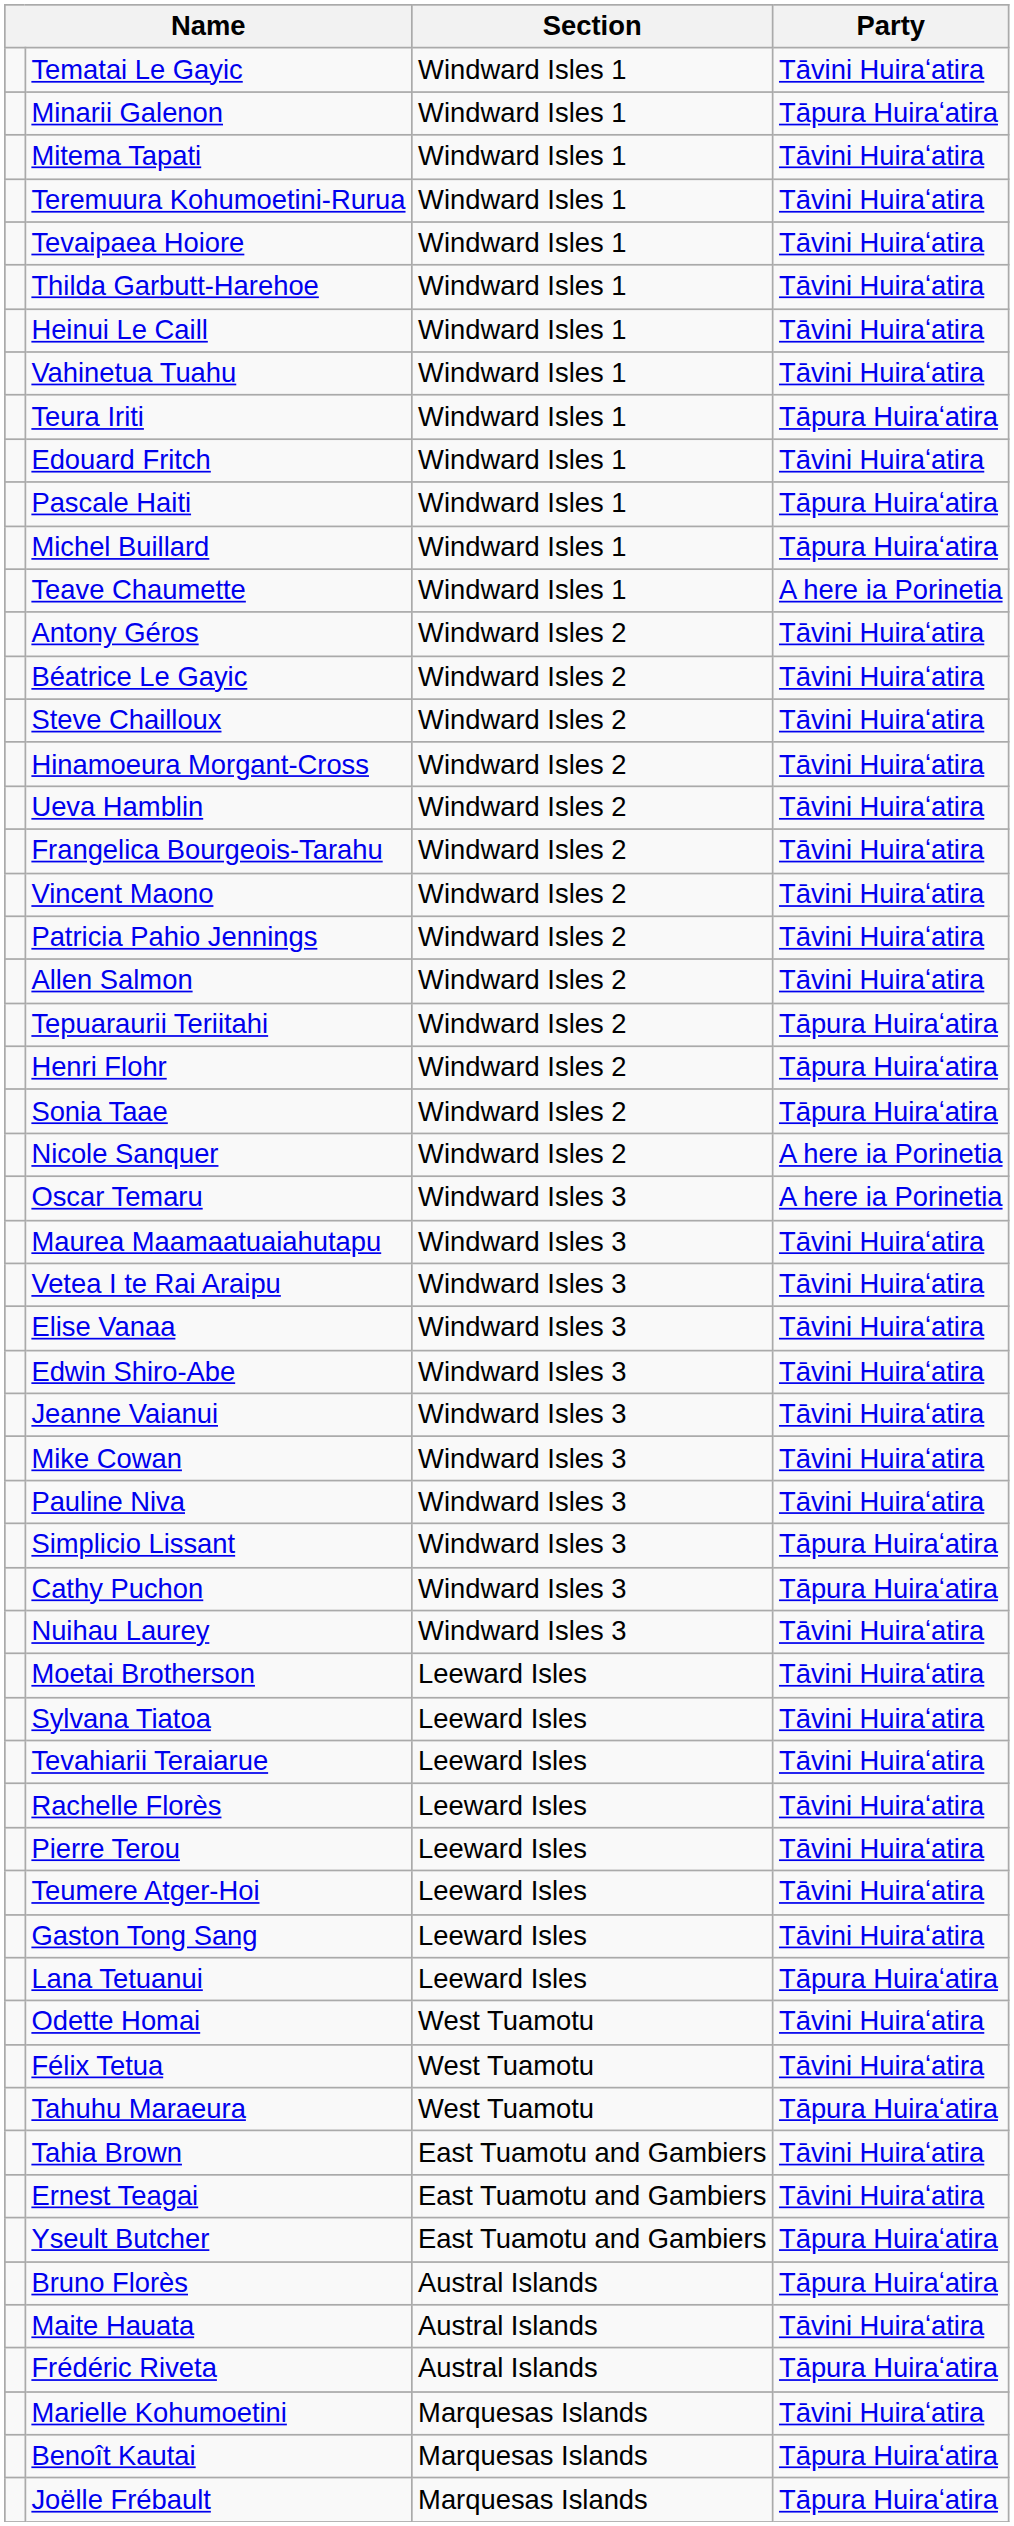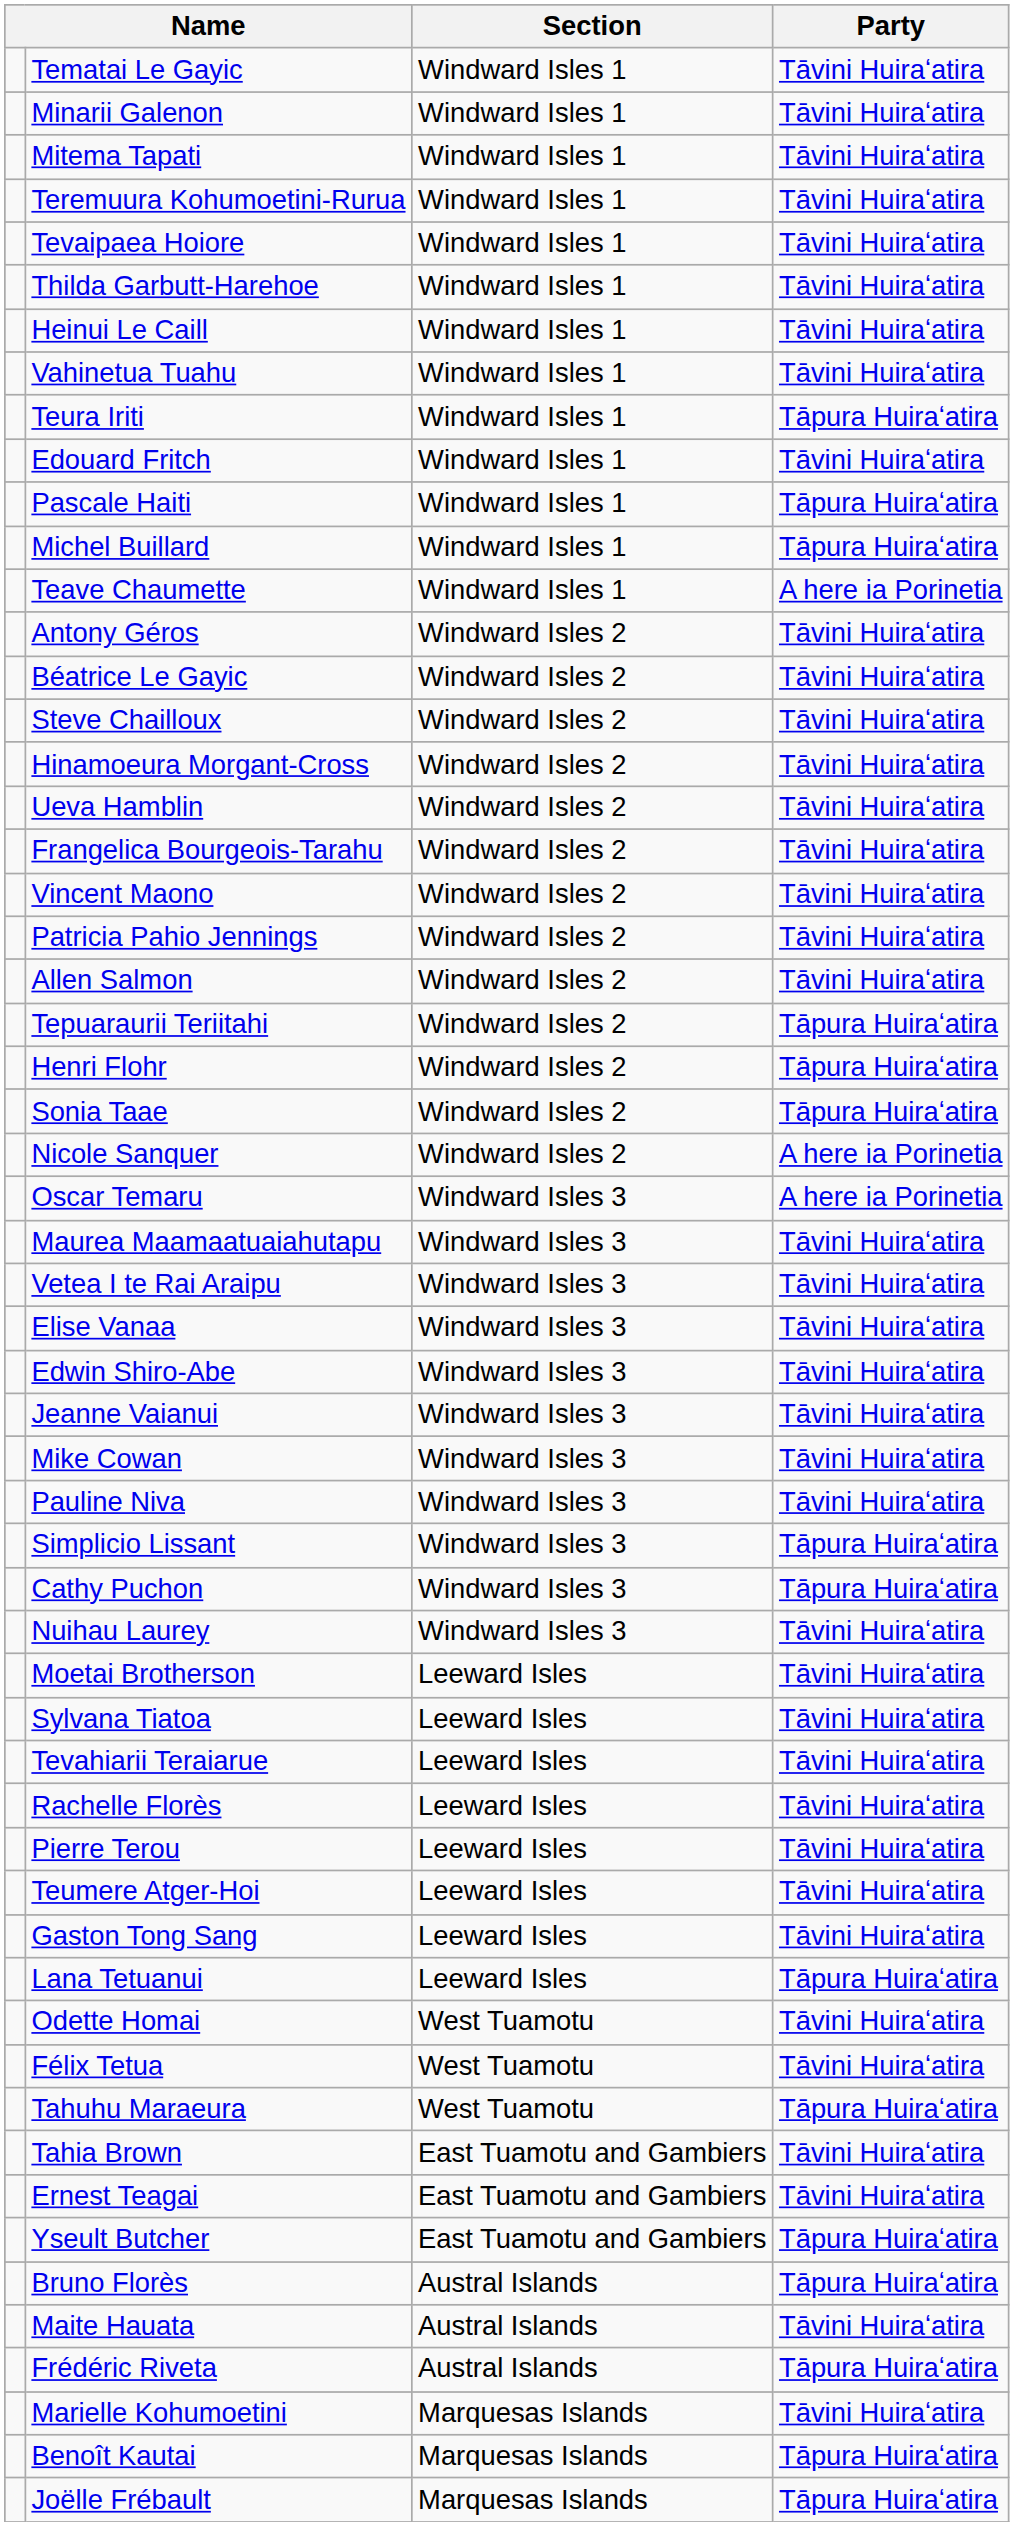(888, 112) Tāpura Huiraʻatira -> (882, 112) Tāvini Huiraʻatira
